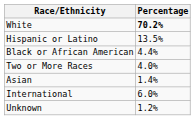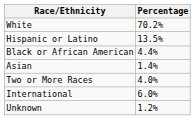(150, 25) bold -> (150, 25) normal
rows swapped: (19, 80) <-> (50, 66)
